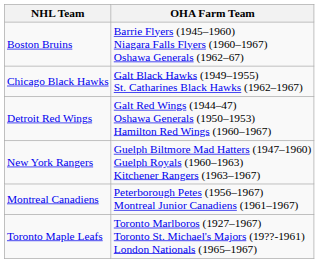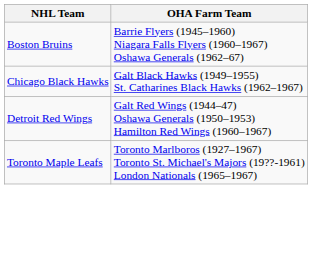- row: (50, 162)
- row: (53, 199)
